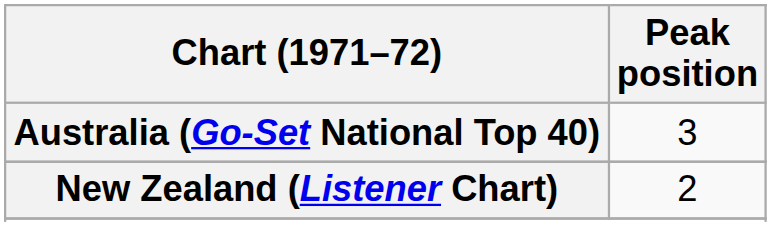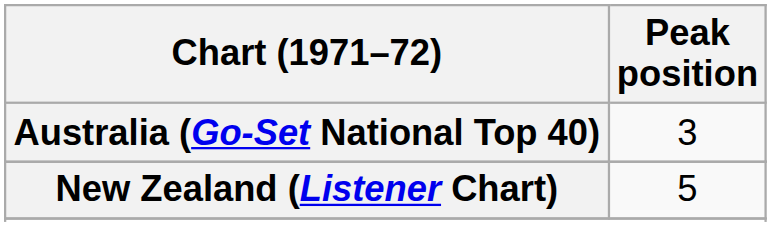(687, 189) 2 -> (687, 189) 5
